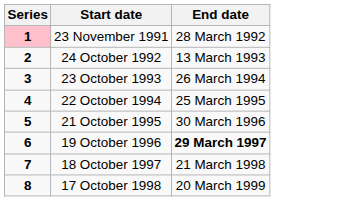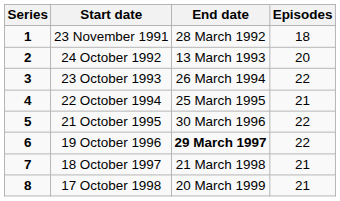+ column: (303, 15)
(28, 36) pink background -> (28, 36) no background
